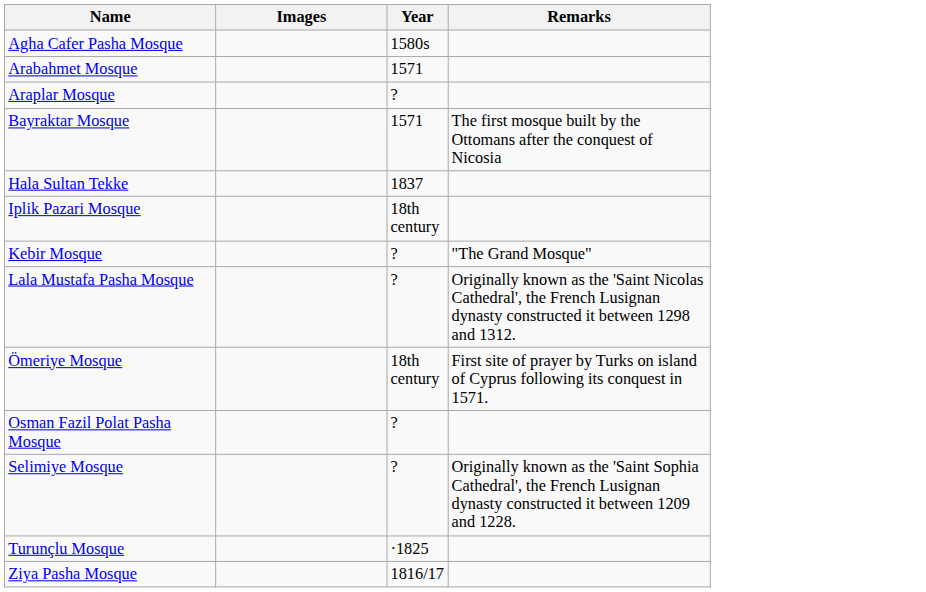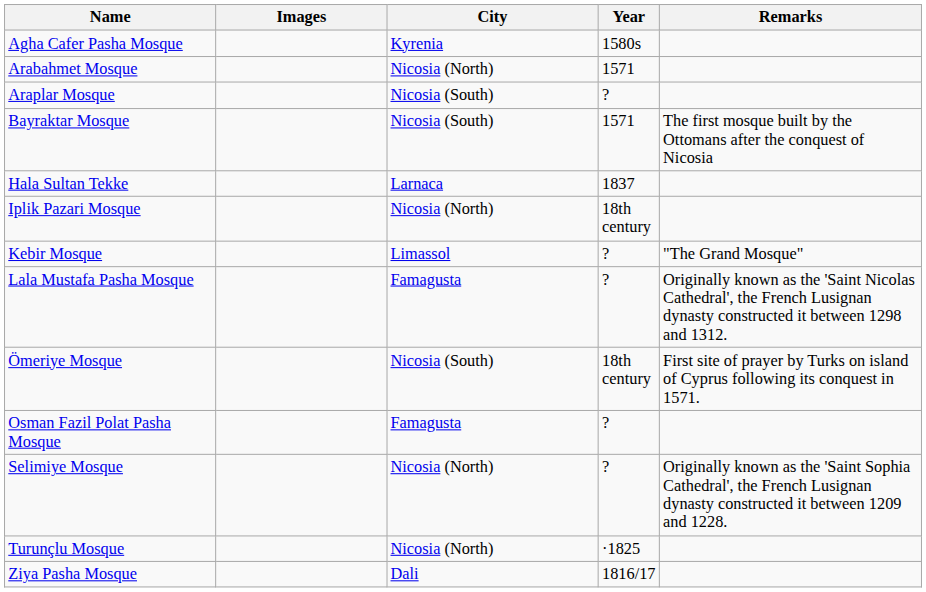+ column: (493, 17)
